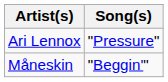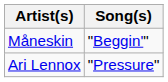rows swapped: (44, 40) <-> (41, 64)
